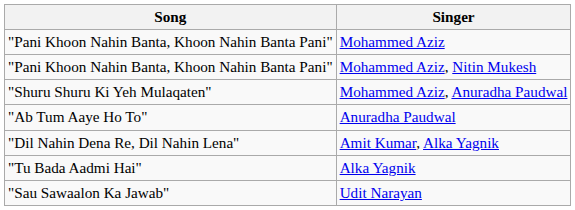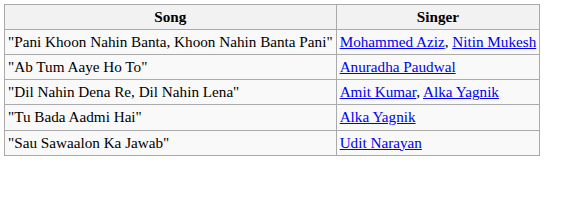- row: (392, 42)
- row: (454, 92)
